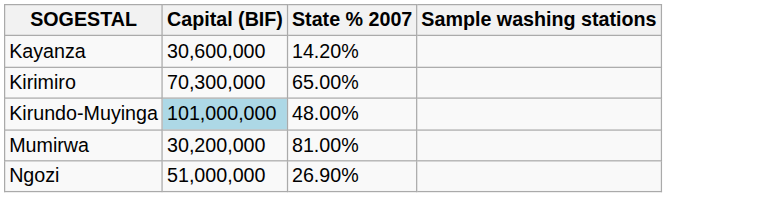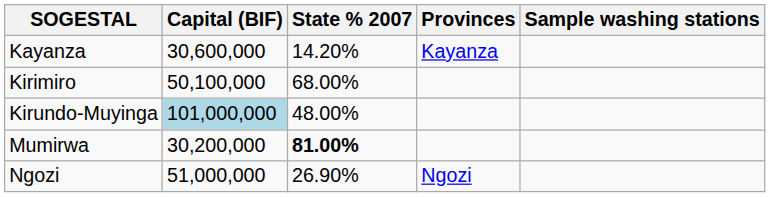+ column: (468, 20)
(216, 82) 70,300,000 -> (216, 82) 50,100,000
(325, 82) 65.00% -> (325, 82) 68.00%
(325, 144) normal -> (325, 144) bold
